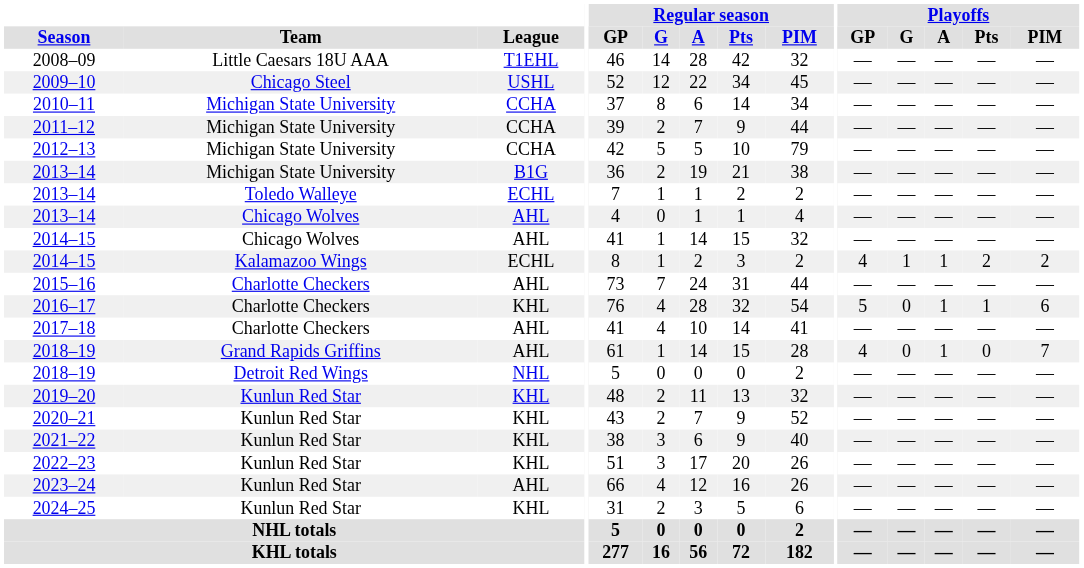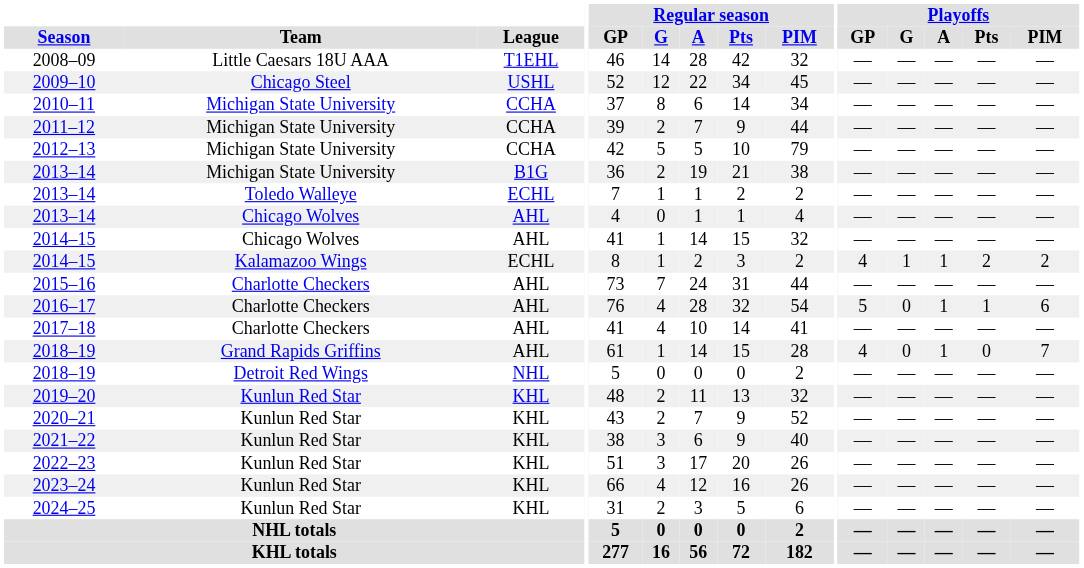(531, 306) KHL -> (531, 306) AHL
(531, 485) AHL -> (531, 485) KHL
